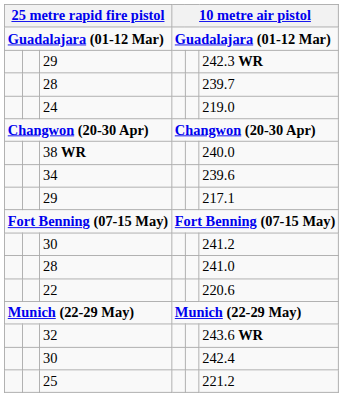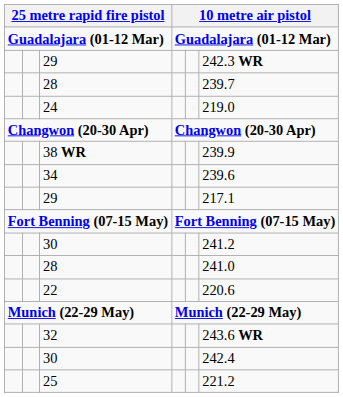(218, 152) 240.0 -> (218, 152) 239.9
